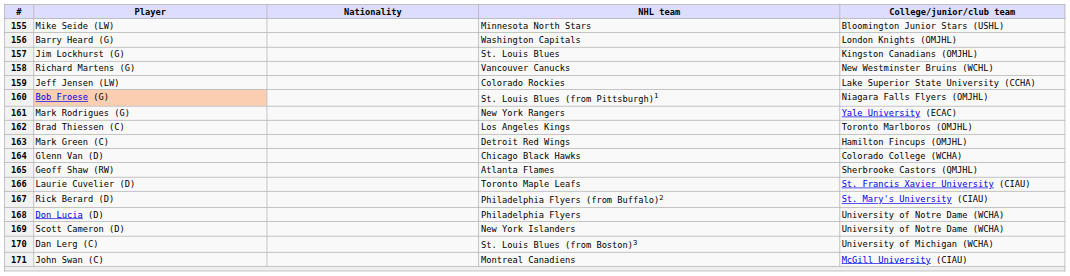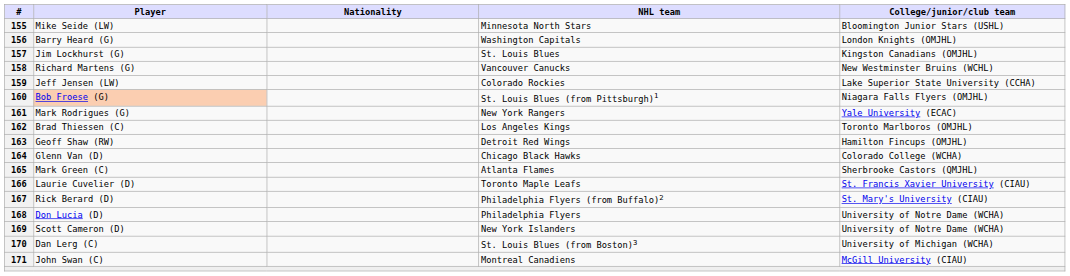(72, 141) Mark Green (C) -> (75, 141) Geoff Shaw (RW)
(75, 170) Geoff Shaw (RW) -> (72, 170) Mark Green (C)
